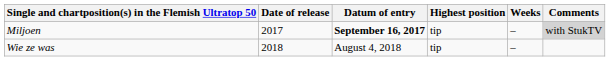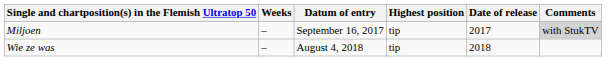columns swapped: (295, 13) <-> (525, 13)
(380, 30) bold -> (340, 30) normal
